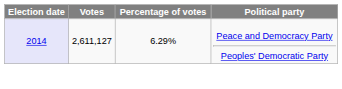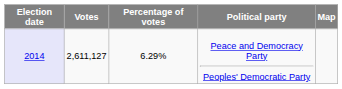+ column: (327, 17)
